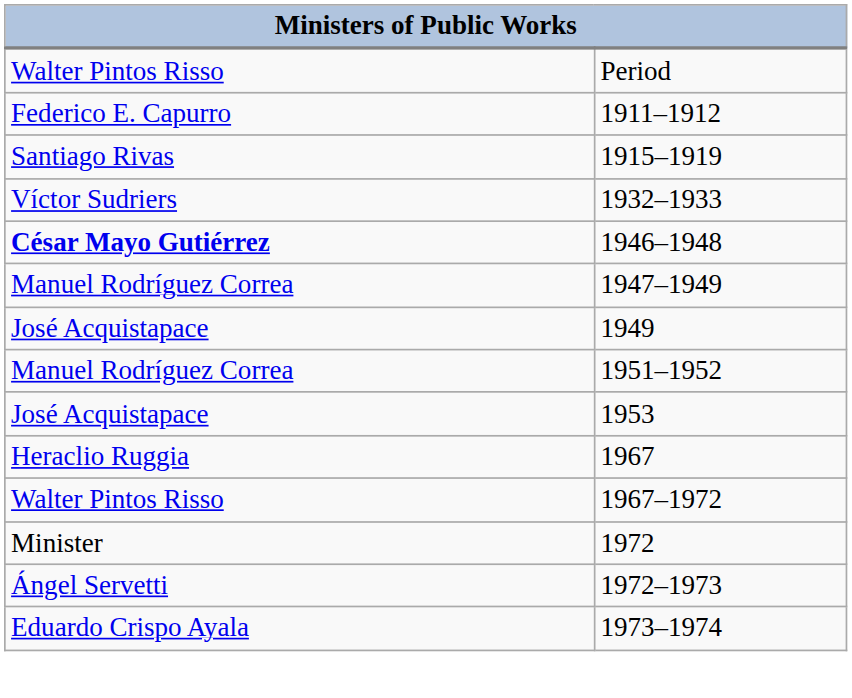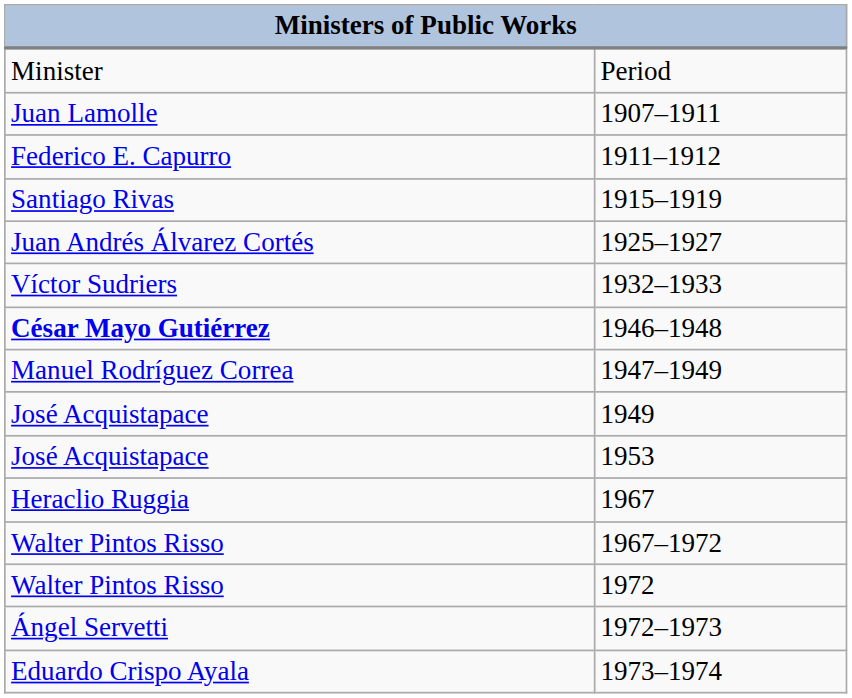(117, 70) Walter Pintos Risso -> (57, 70) Minister
+ row: (661, 113)
+ row: (661, 242)
- row: (661, 370)
(57, 542) Minister -> (117, 585) Walter Pintos Risso
